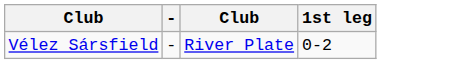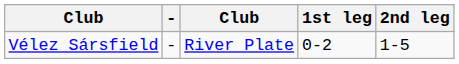+ column: (415, 18)
